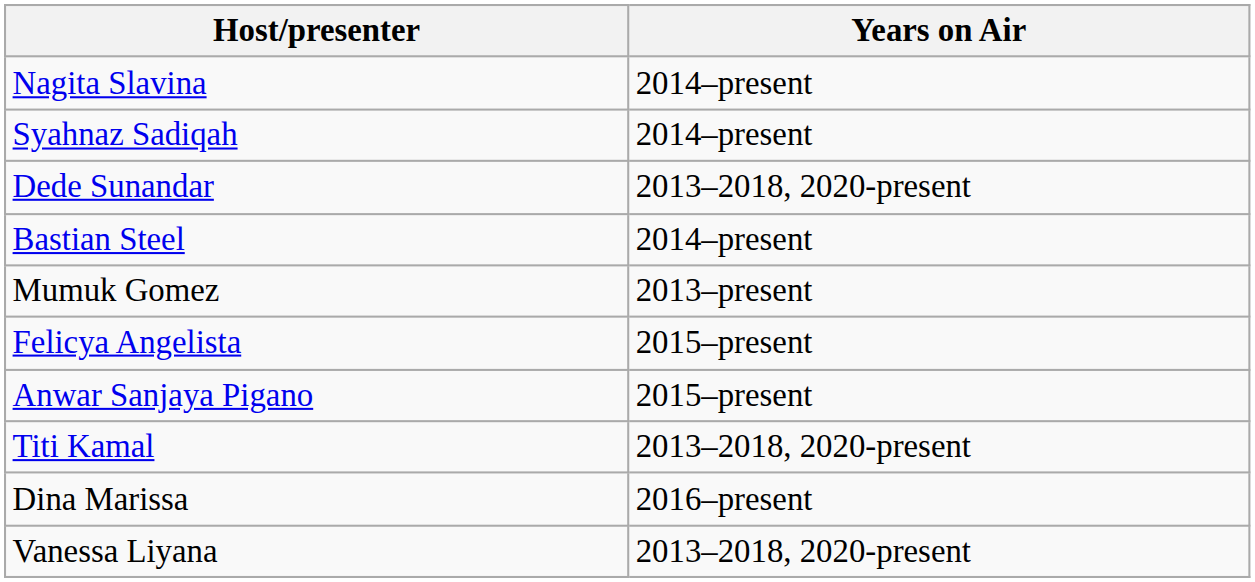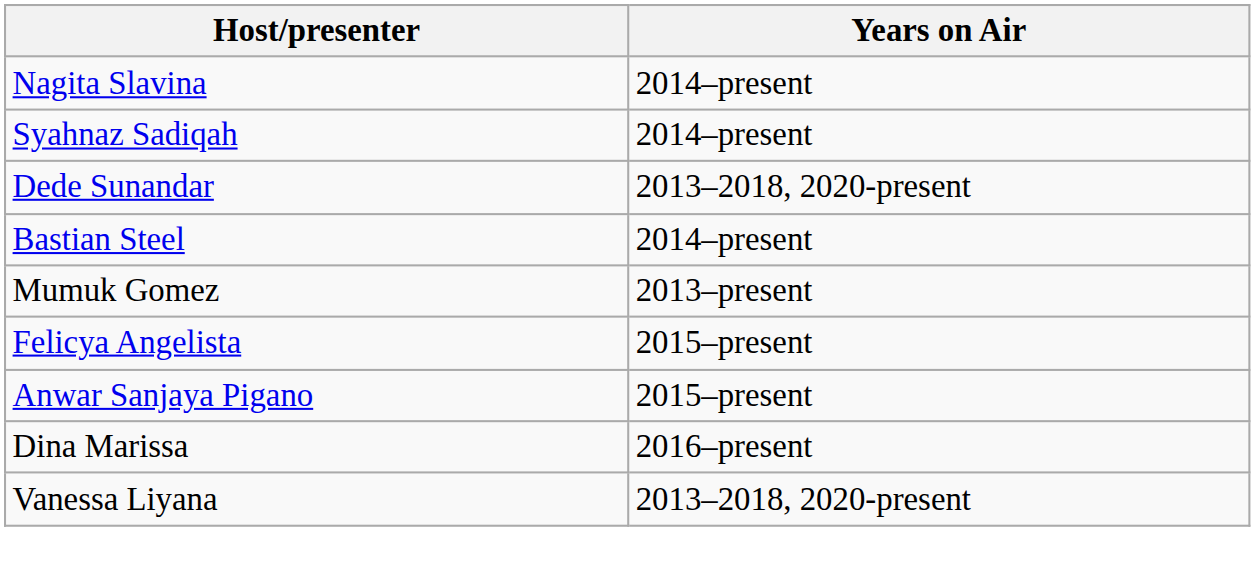- row: (84, 446)
